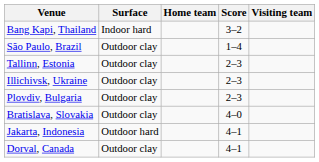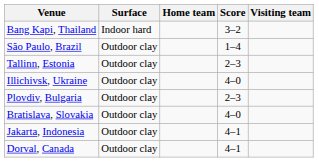(234, 81) 2–3 -> (233, 81) 4–0
(130, 132) Outdoor hard -> (129, 132) Outdoor clay
